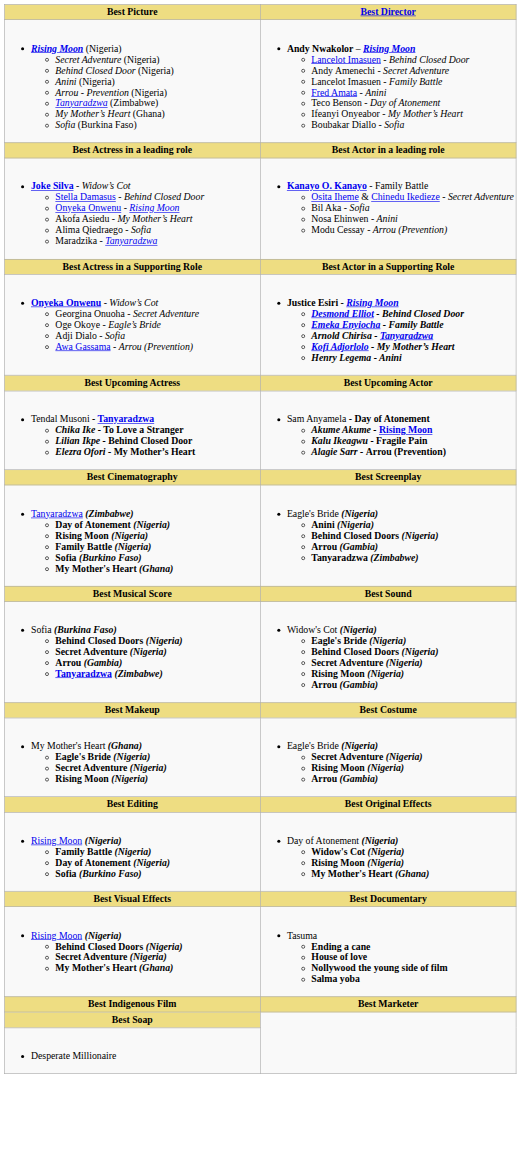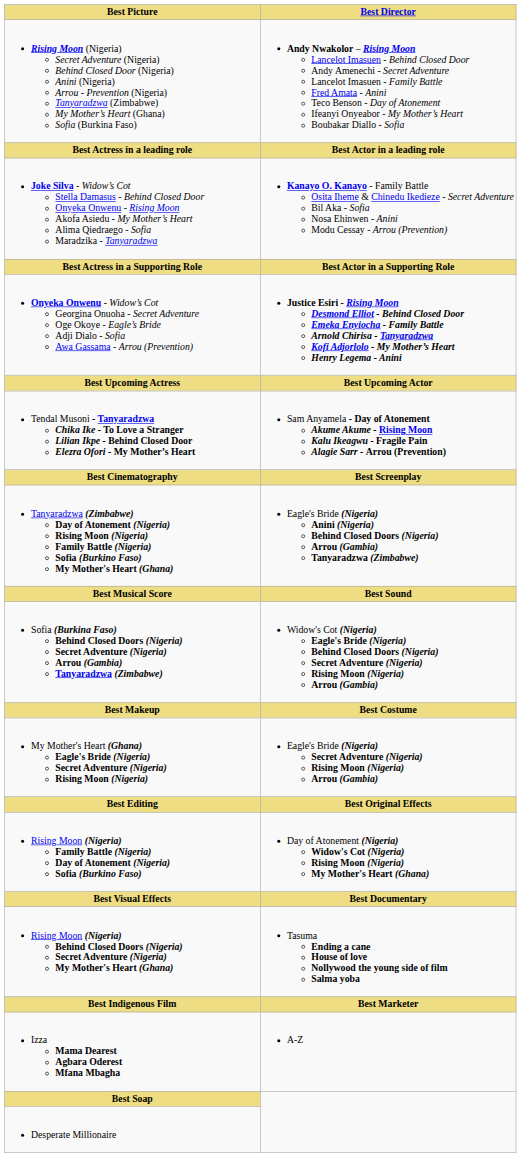+ row: (132, 1057)
